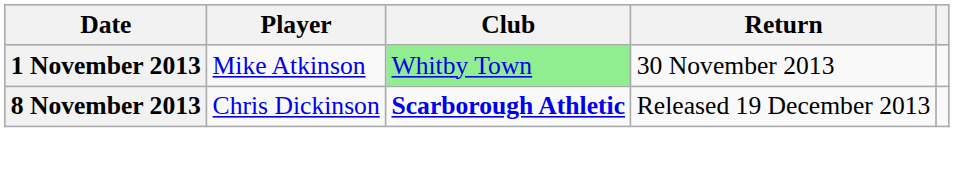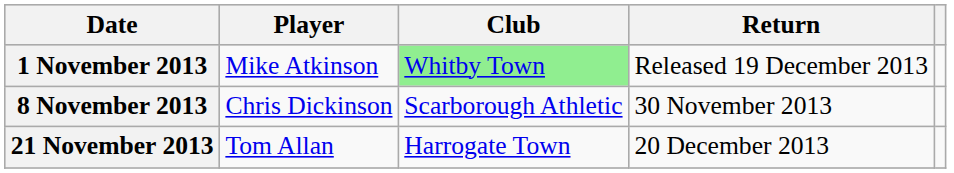(736, 65) 30 November 2013 -> (781, 65) Released 19 December 2013
(508, 106) bold -> (513, 106) normal
(784, 106) Released 19 December 2013 -> (733, 106) 30 November 2013
+ row: (112, 146)
